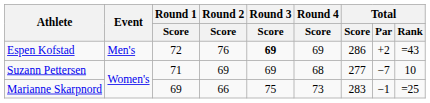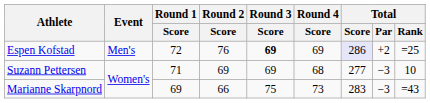(357, 51) no background -> (357, 51) lavender background
(410, 51) =43 -> (410, 51) =25
(384, 70) −7 -> (384, 70) −3
(384, 89) −1 -> (384, 89) −3
(410, 89) =25 -> (410, 89) =43
